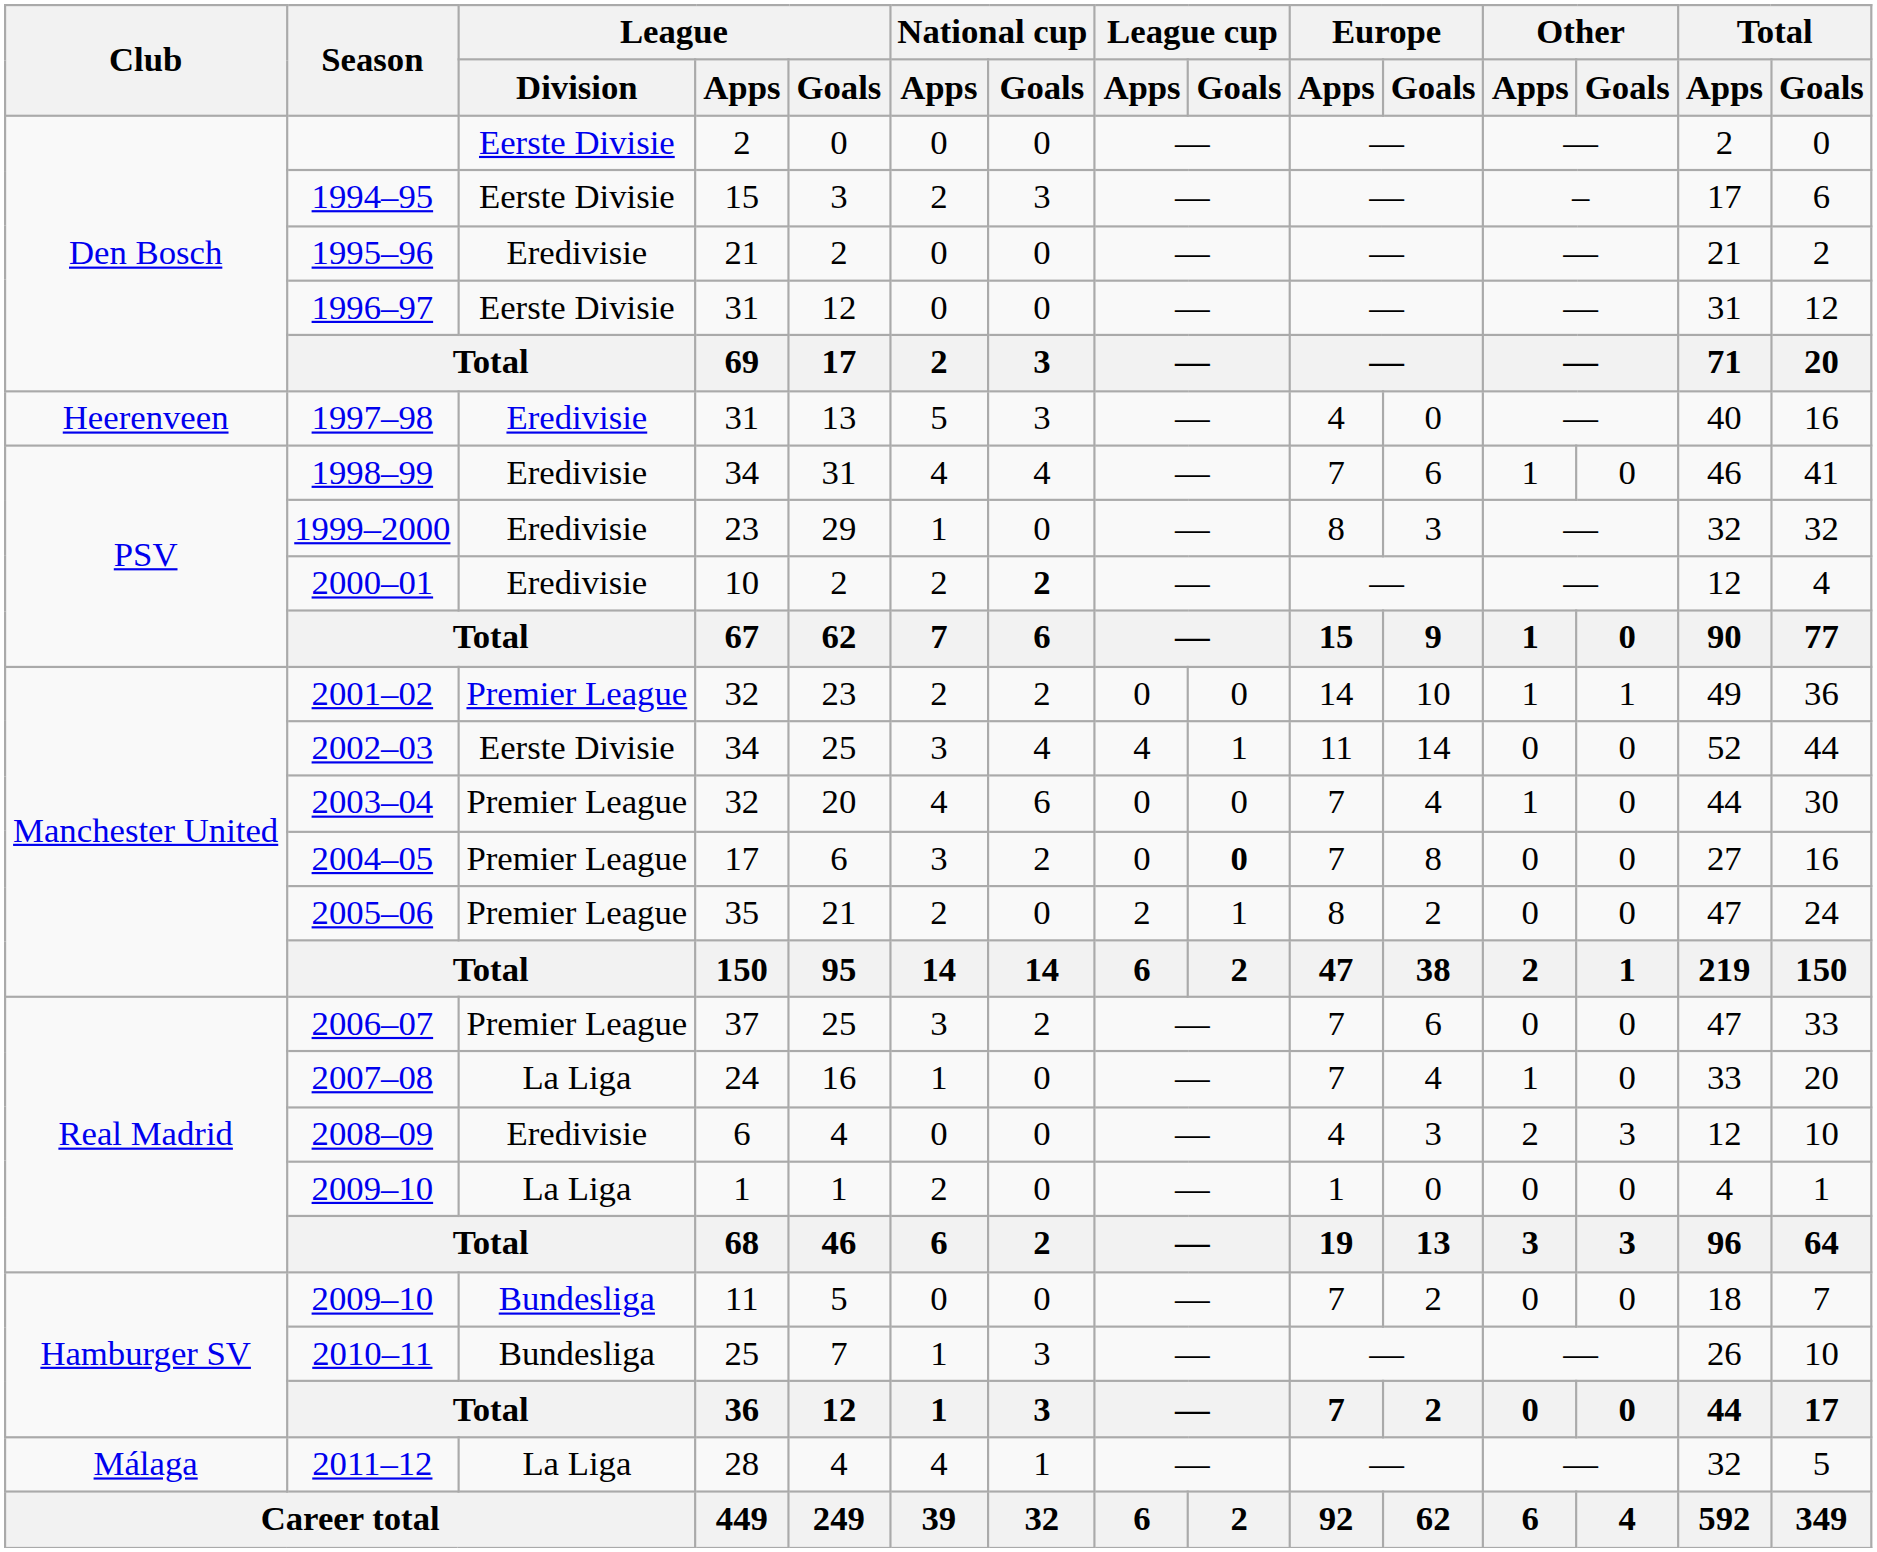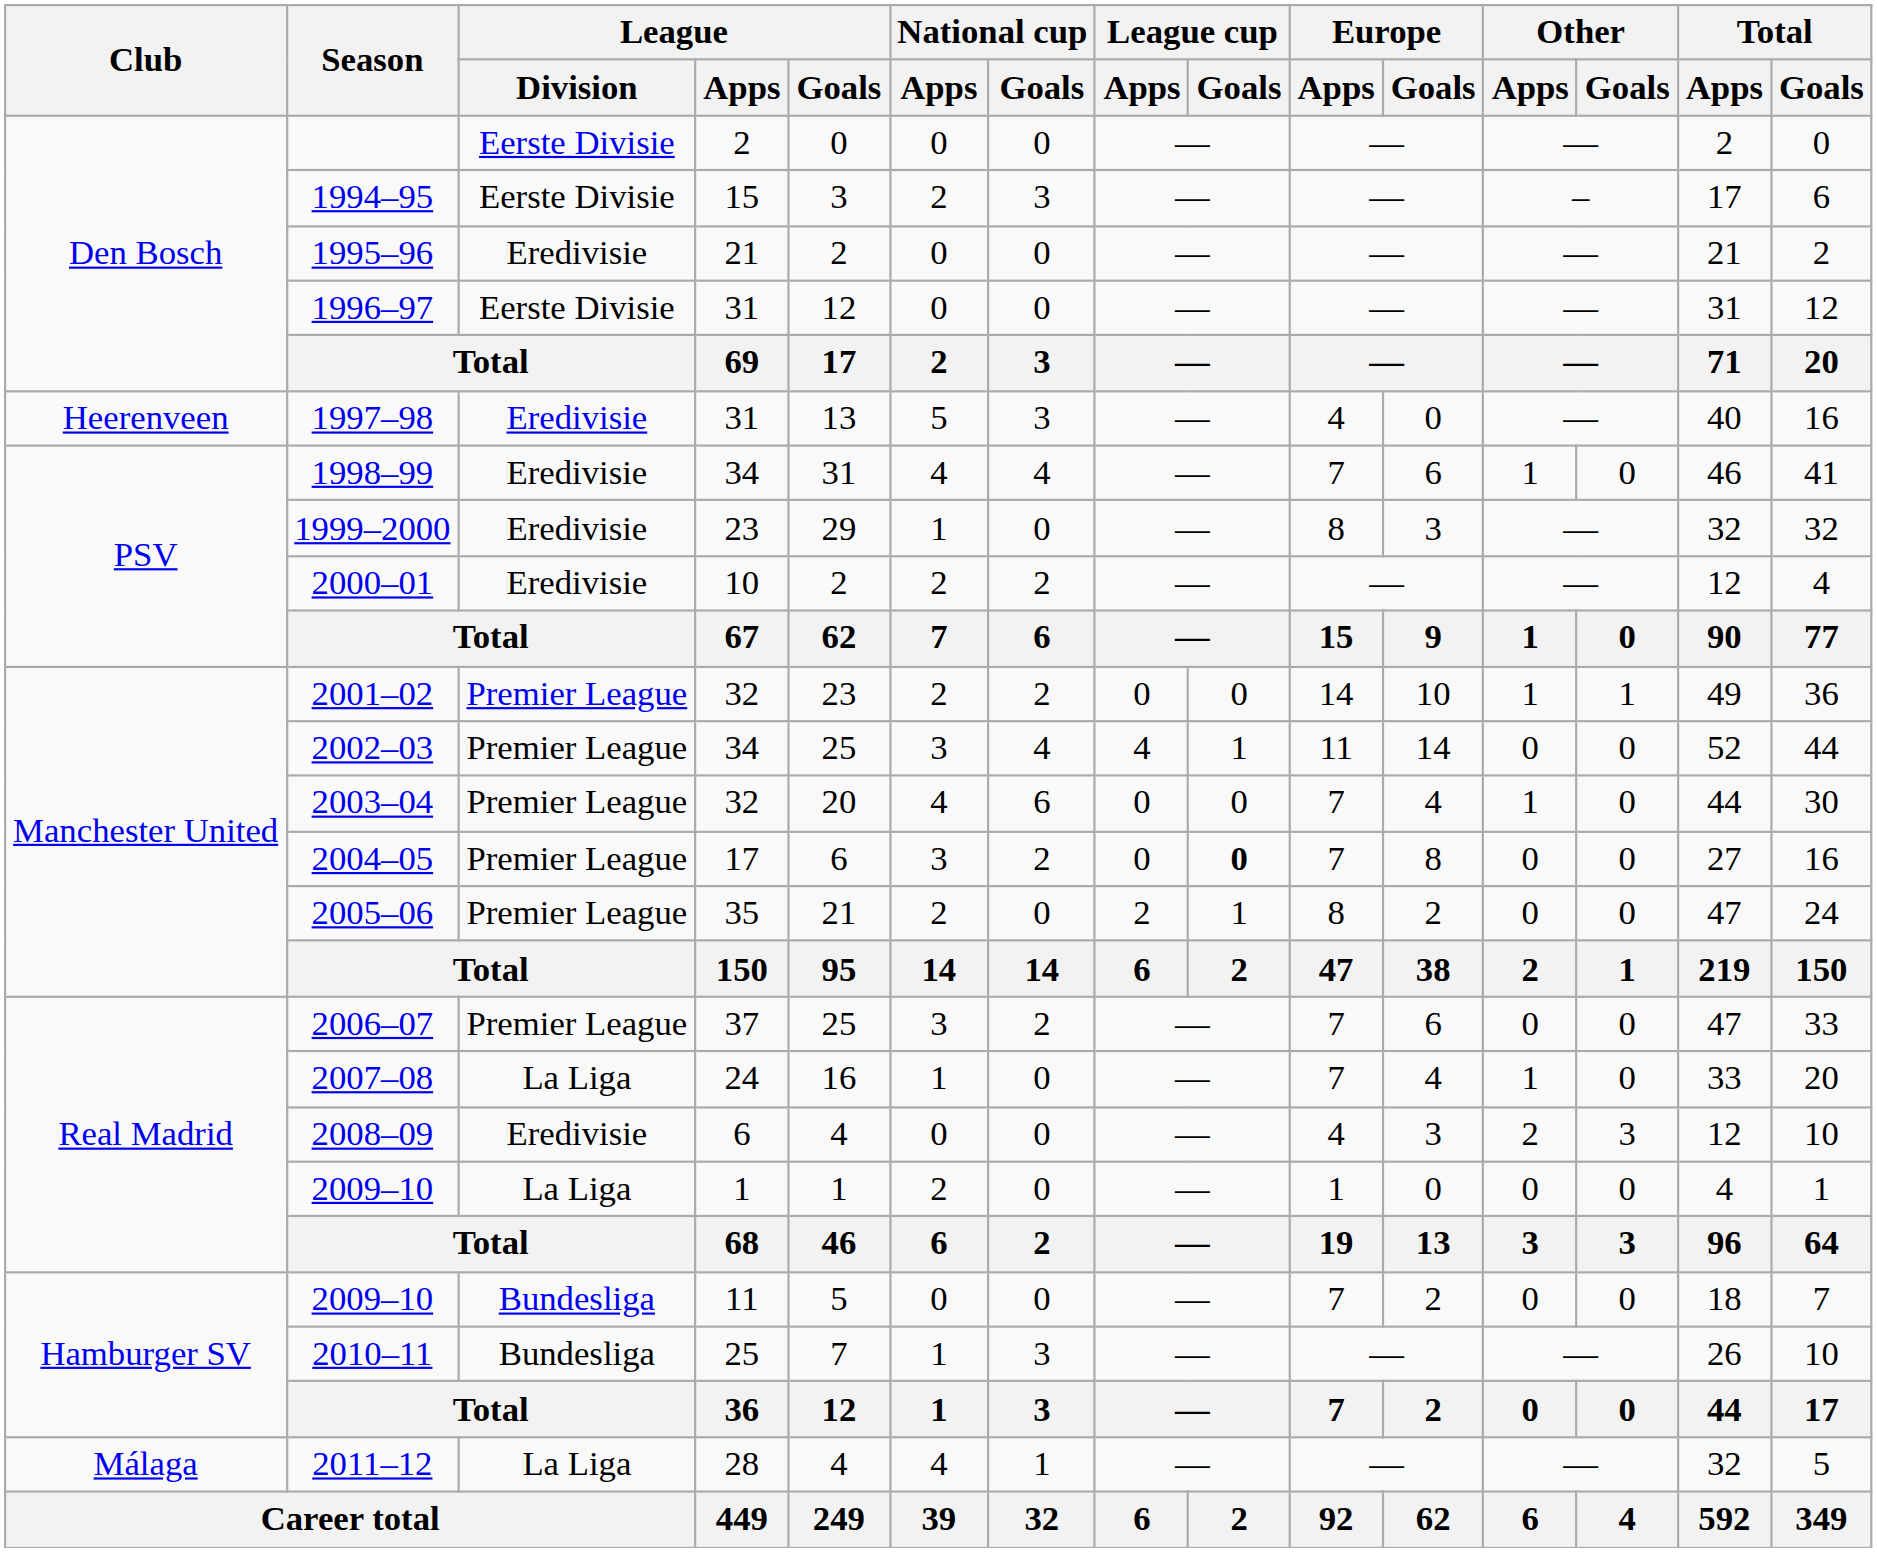(1042, 582) bold -> (1042, 582) normal
(577, 747) Eerste Divisie -> (577, 747) Premier League
